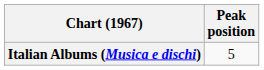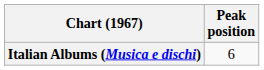(231, 53) 5 -> (231, 53) 6
